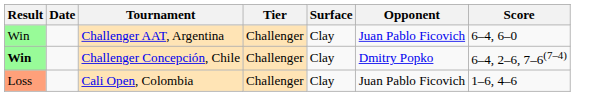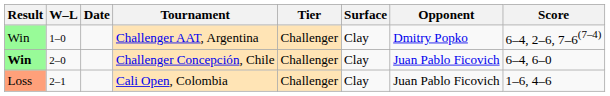+ column: (63, 14)
(412, 35) Juan Pablo Ficovich -> (431, 37) Dmitry Popko
(494, 35) 6–4, 6–0 -> (554, 37) 6–4, 2–6, 7–6(7–4)
(396, 58) Dmitry Popko -> (446, 60) Juan Pablo Ficovich
(519, 58) 6–4, 2–6, 7–6(7–4) -> (529, 60) 6–4, 6–0
